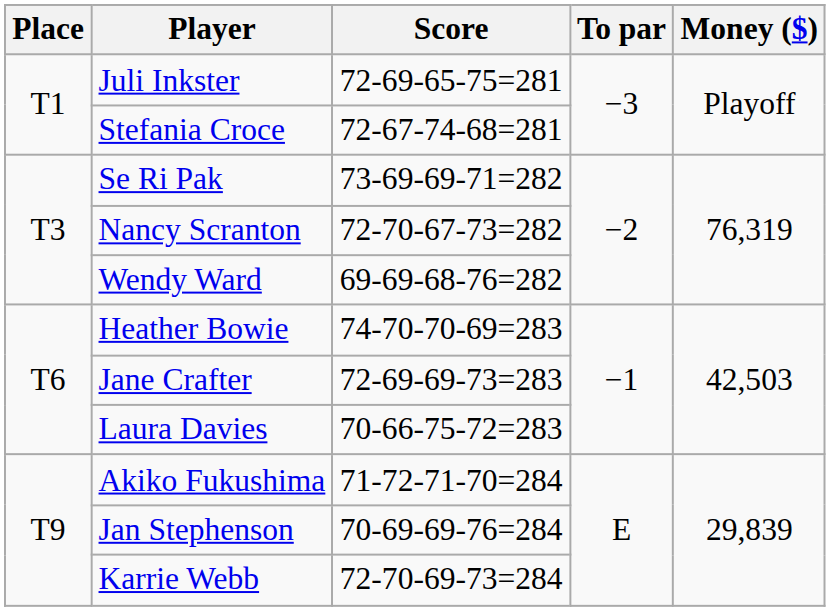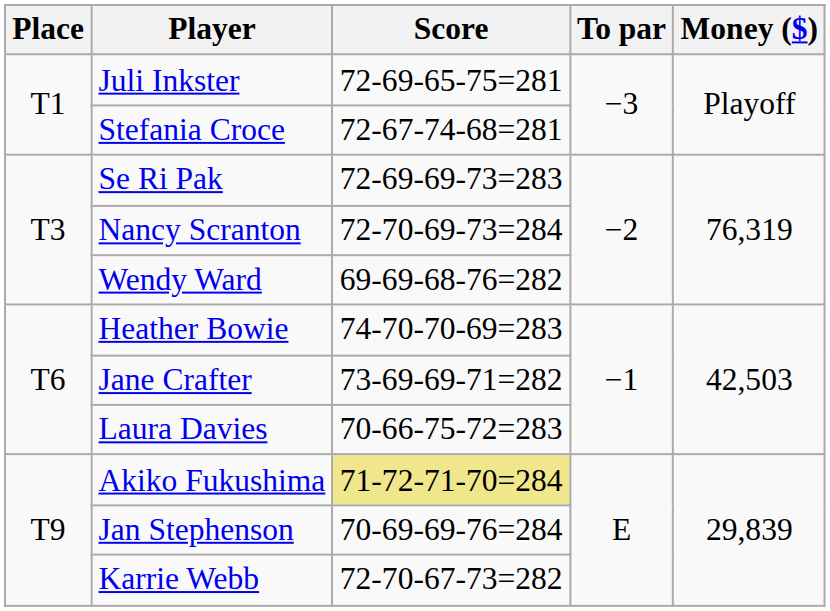(451, 179) 73-69-69-71=282 -> (451, 179) 72-69-69-73=283
(451, 229) 72-70-67-73=282 -> (451, 229) 72-70-69-73=284
(451, 379) 72-69-69-73=283 -> (451, 379) 73-69-69-71=282
(451, 479) no background -> (451, 479) khaki background
(451, 579) 72-70-69-73=284 -> (451, 579) 72-70-67-73=282
